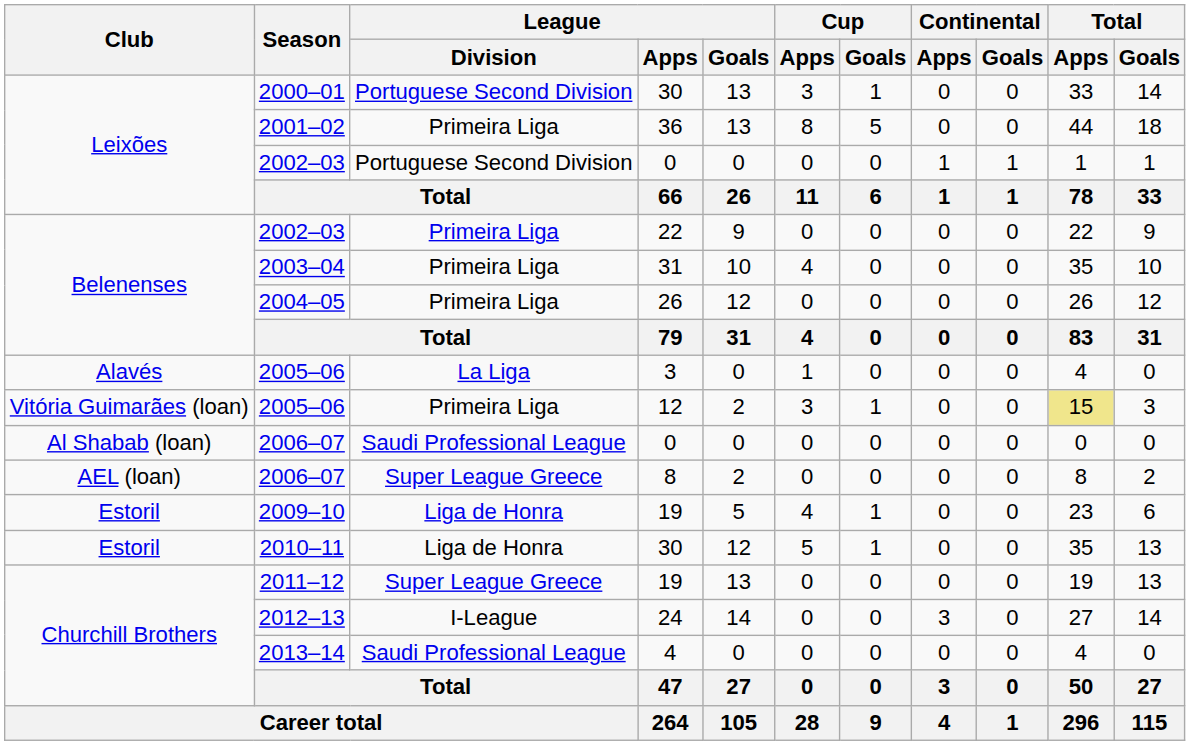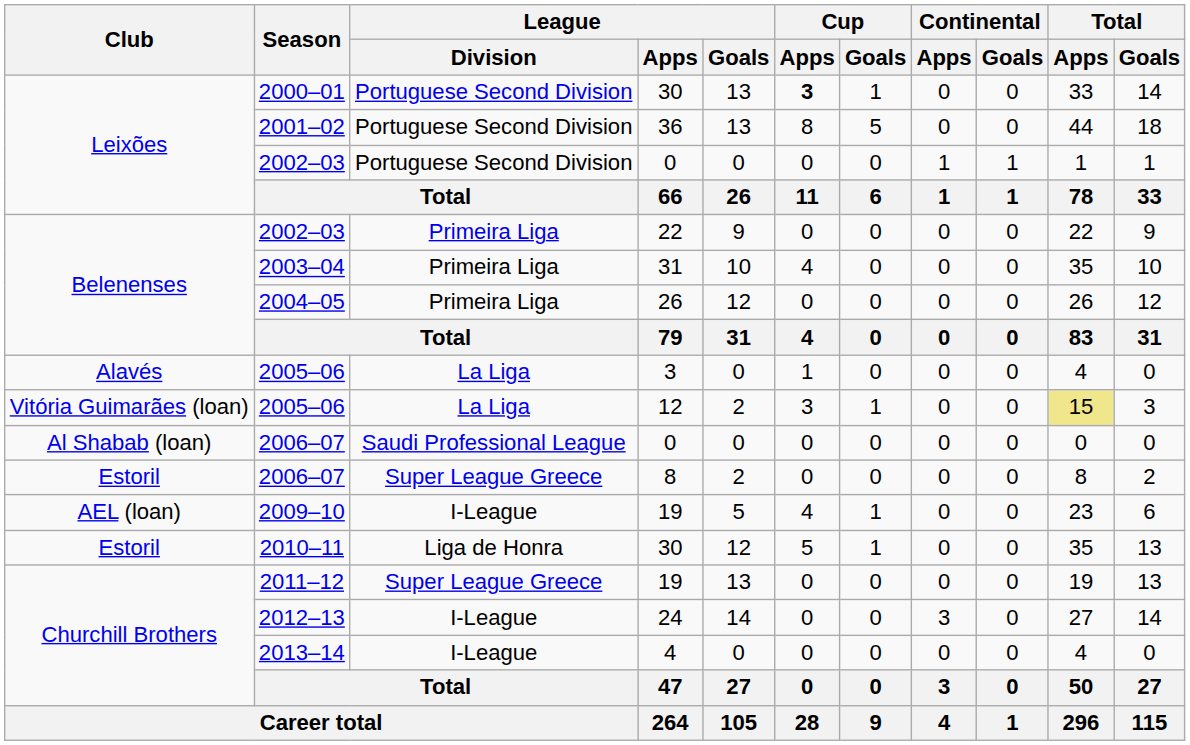(807, 92) normal -> (807, 92) bold
(494, 127) Primeira Liga -> (494, 127) Portuguese Second Division
(494, 407) Primeira Liga -> (494, 407) La Liga
(129, 477) AEL (loan) -> (129, 477) Estoril
(129, 512) Estoril -> (129, 512) AEL (loan)
(494, 512) Liga de Honra -> (494, 512) I-League
(494, 652) Saudi Professional League -> (494, 652) I-League
